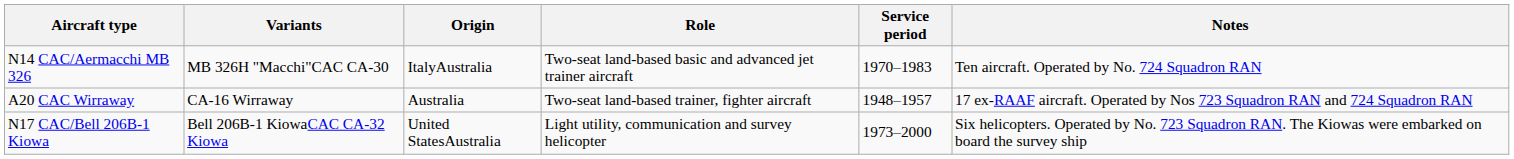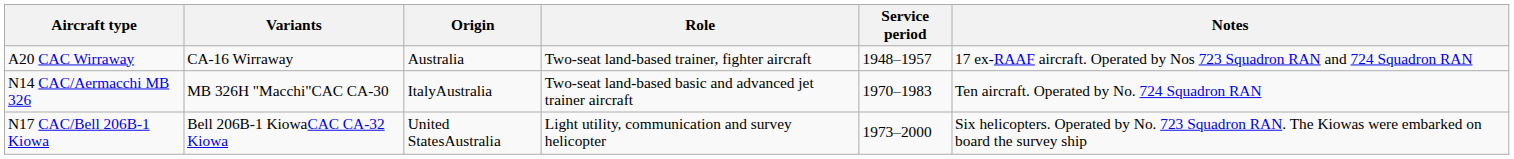rows swapped: (89, 66) <-> (71, 99)
